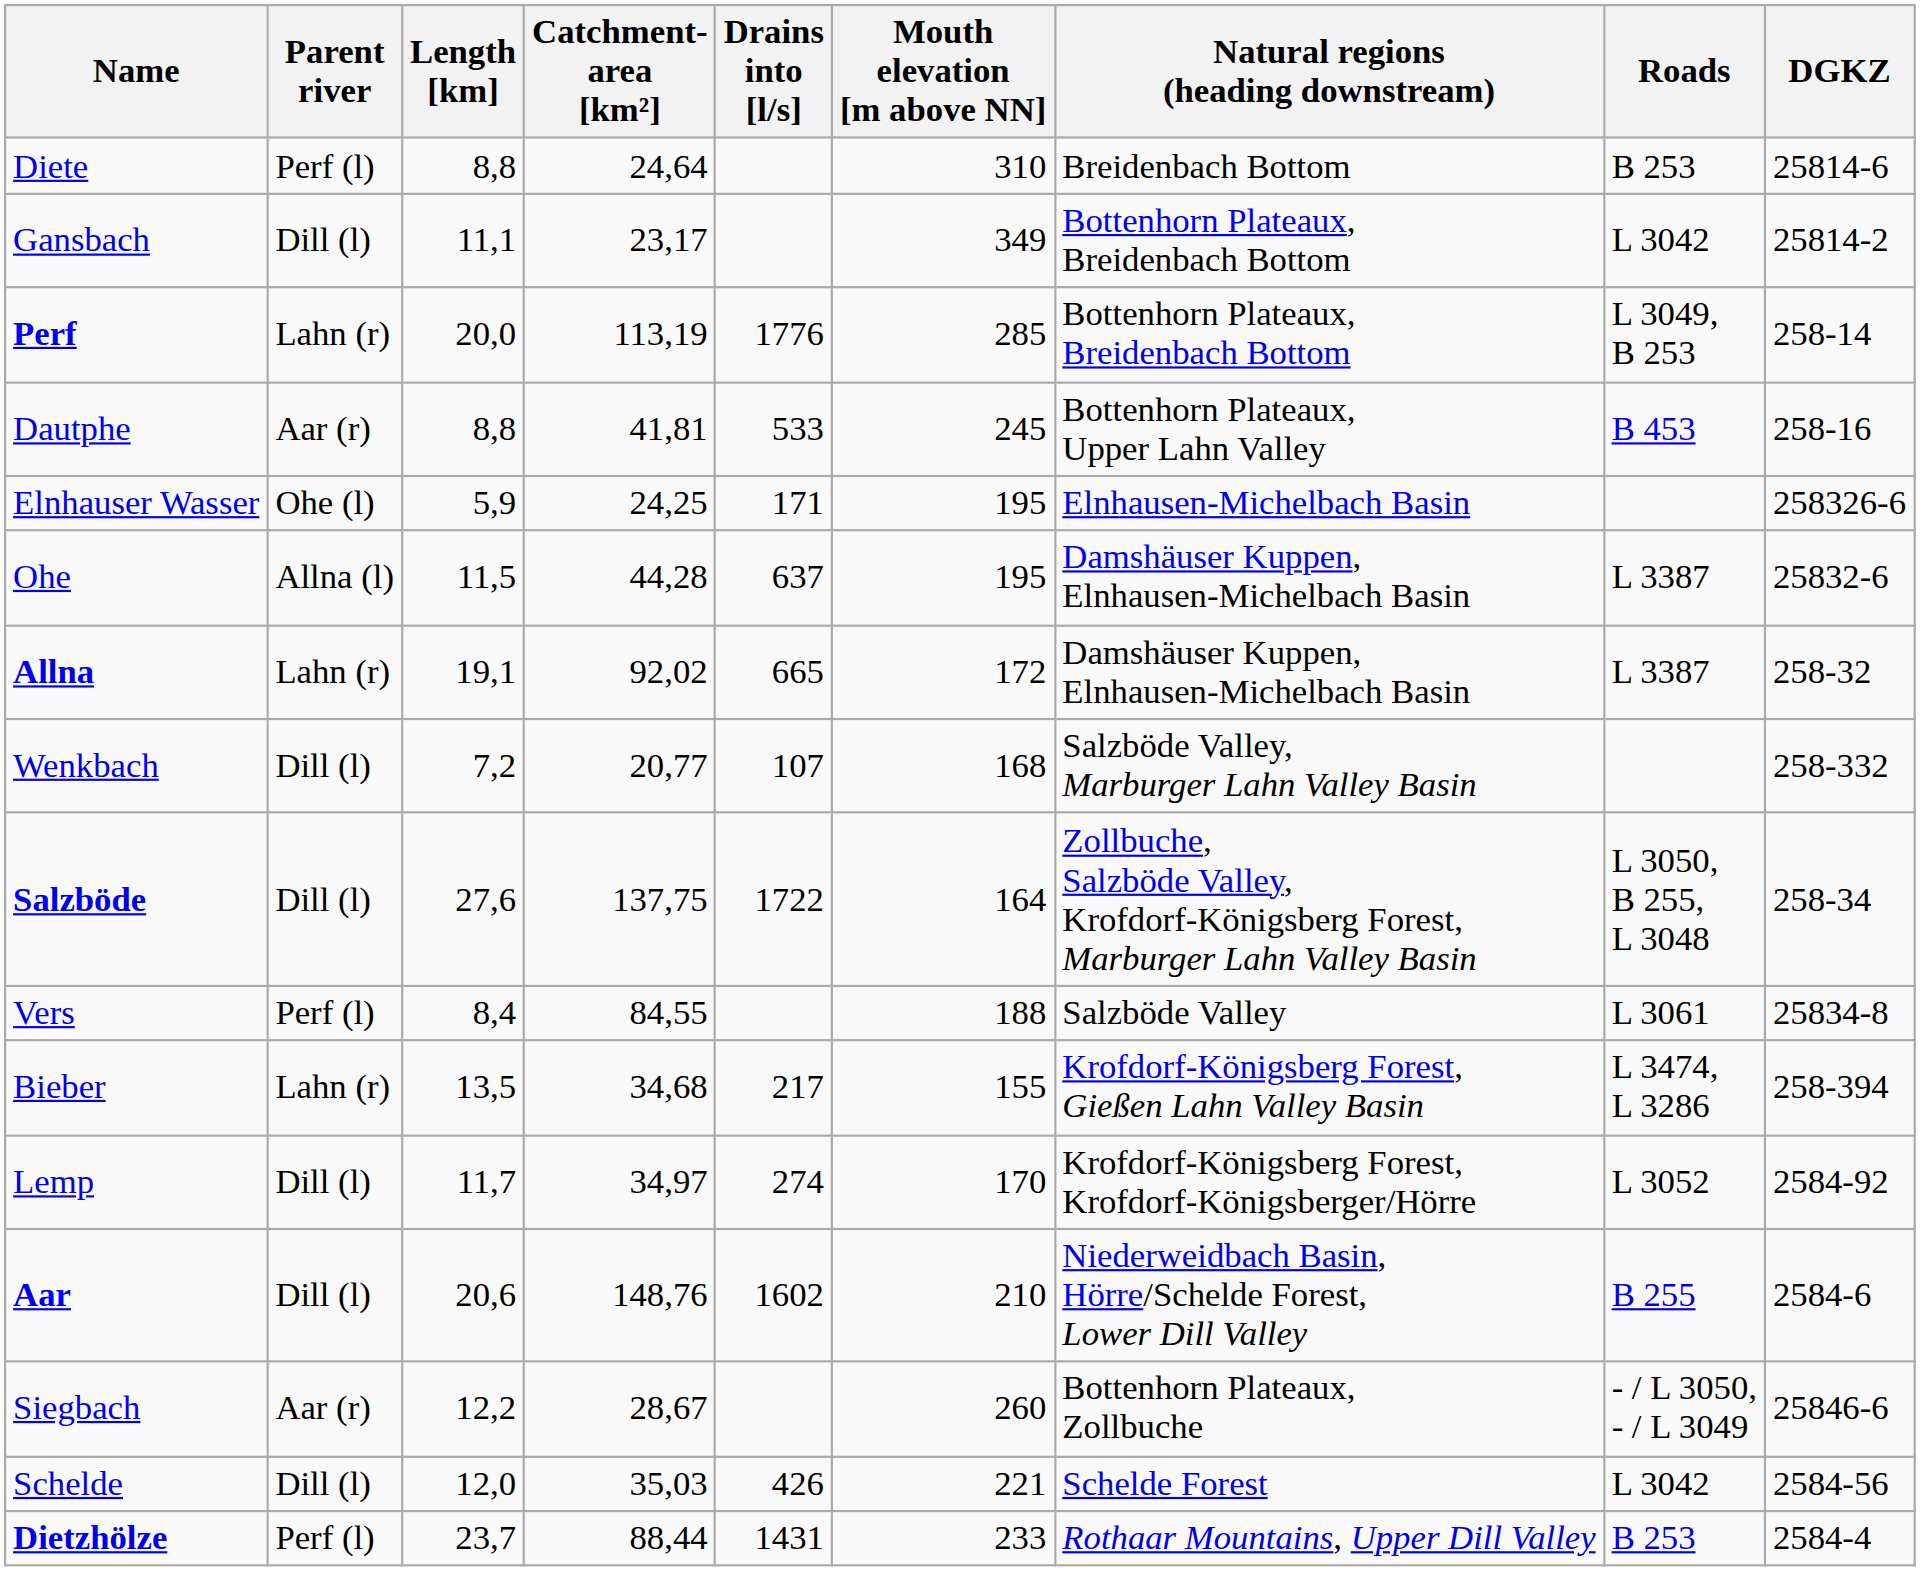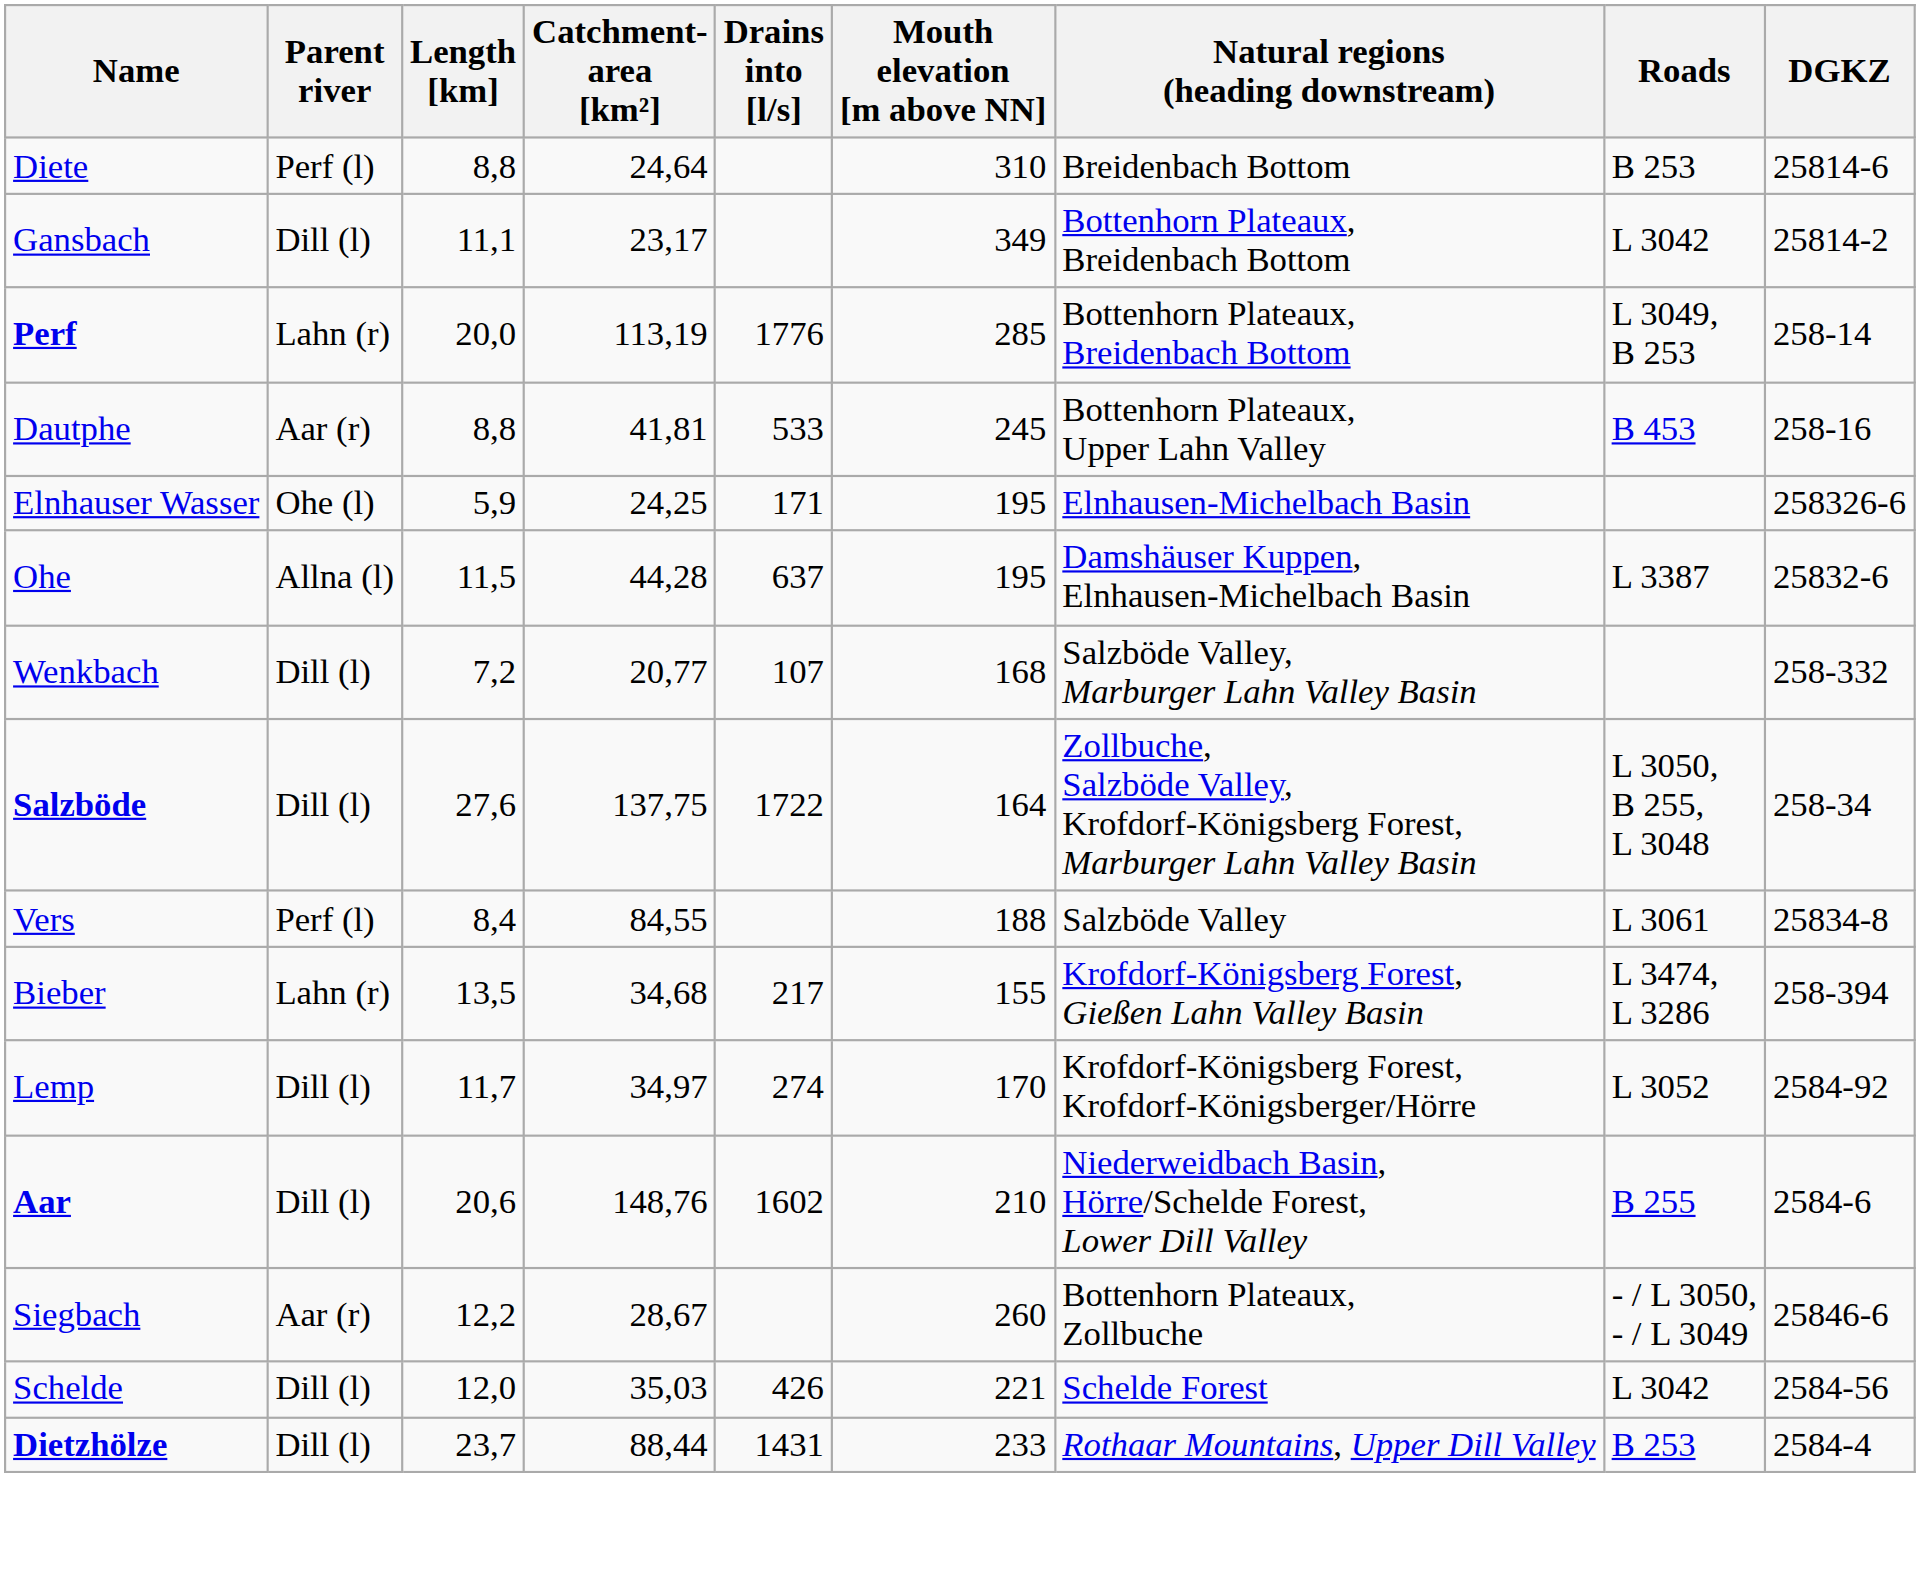- row: (54, 671)
(325, 1538) Perf (l) -> (323, 1443) Dill (l)
